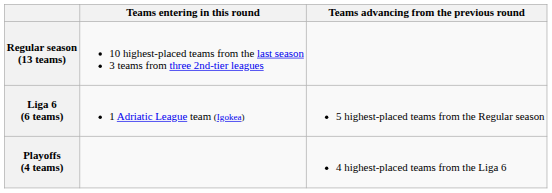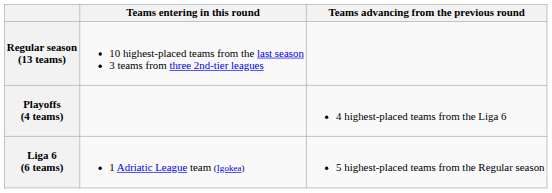rows swapped: (42, 110) <-> (42, 162)
